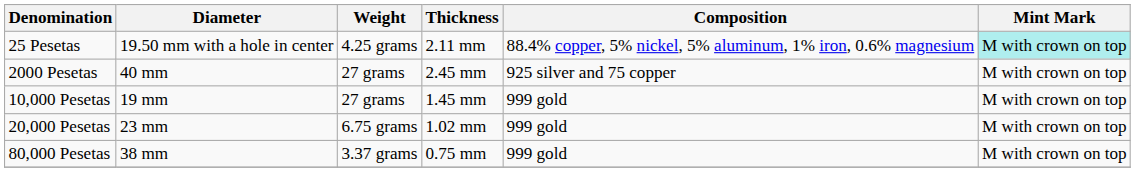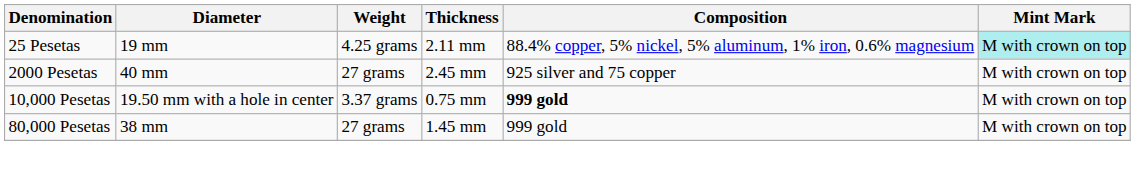(227, 45) 19.50 mm with a hole in center -> (144, 45) 19 mm
(144, 99) 19 mm -> (227, 99) 19.50 mm with a hole in center
(373, 99) 27 grams -> (379, 99) 3.37 grams
(456, 99) 1.45 mm -> (456, 99) 0.75 mm
(537, 99) normal -> (537, 99) bold
- row: (59, 126)
(379, 153) 3.37 grams -> (373, 126) 27 grams
(456, 153) 0.75 mm -> (456, 126) 1.45 mm
